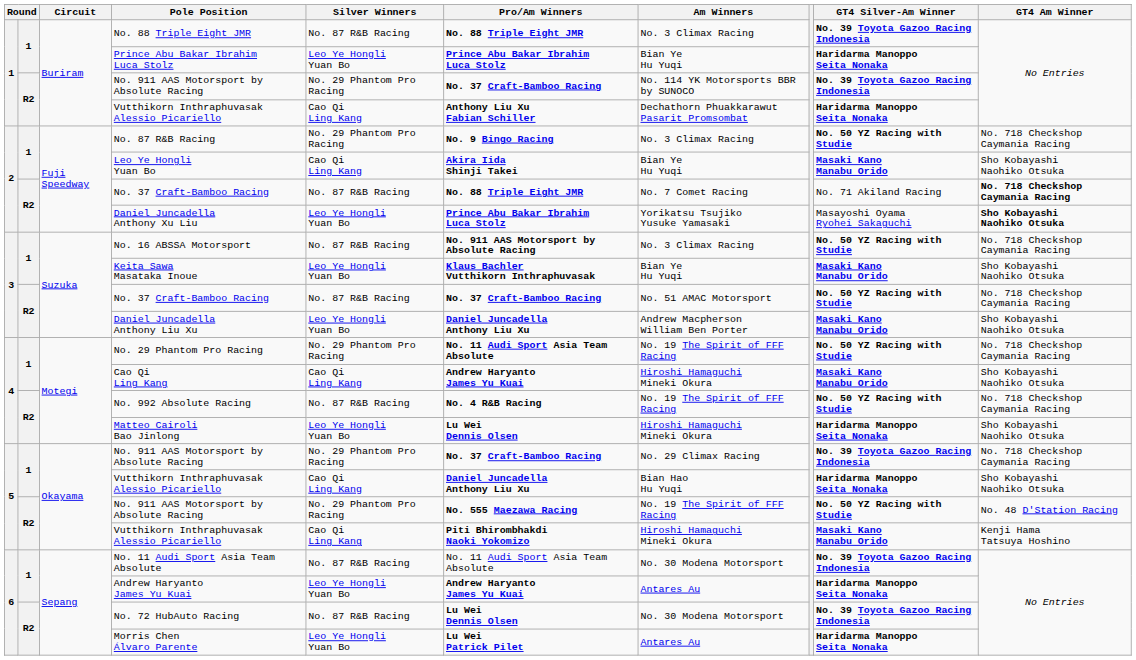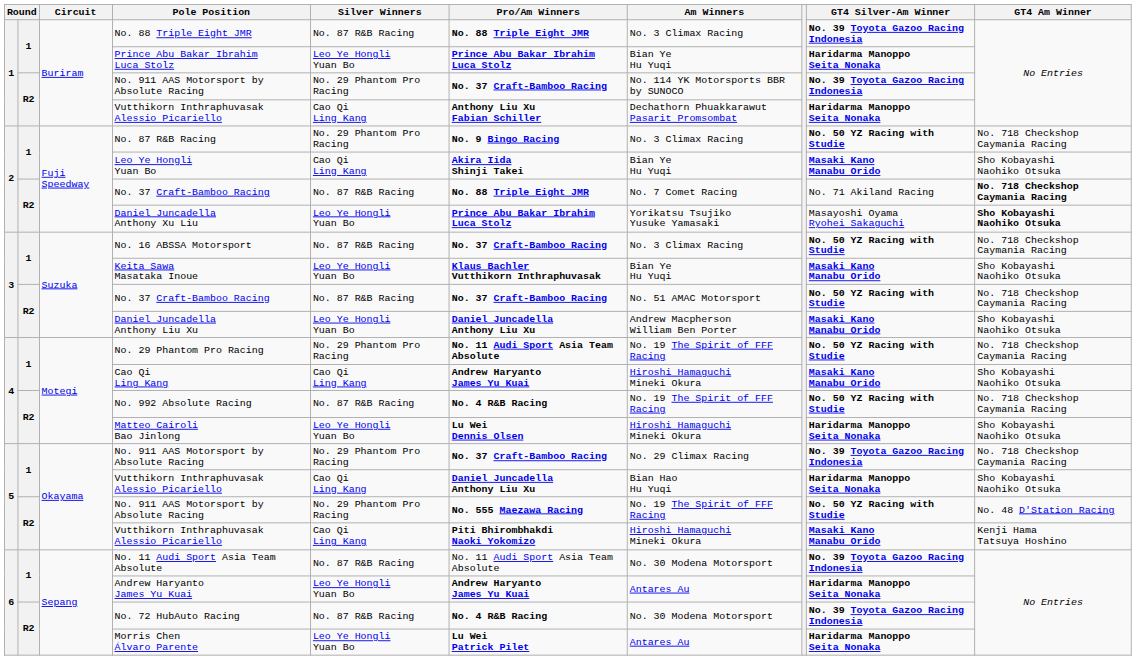(521, 245) No. 911 AAS Motorsport by Absolute Racing -> (529, 245) No. 37 Craft-Bamboo Racing
(482, 616) Lu Wei Dennis Olsen -> (499, 616) No. 4 R&B Racing
